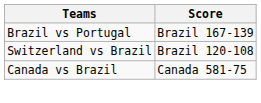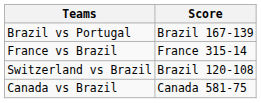+ row: (62, 51)
